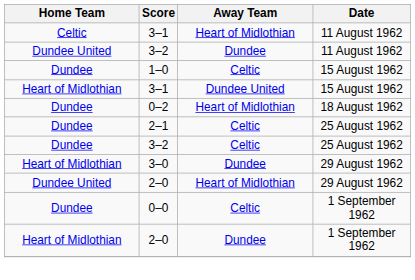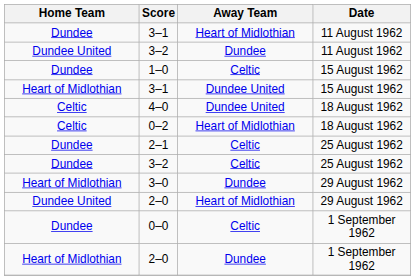(72, 32) Celtic -> (72, 32) Dundee
+ row: (159, 107)
(72, 107) Dundee -> (72, 126) Celtic
